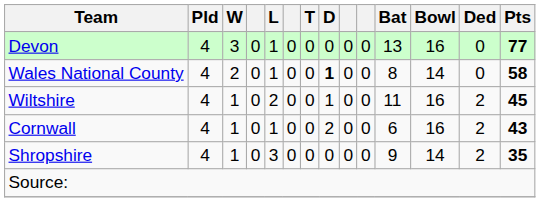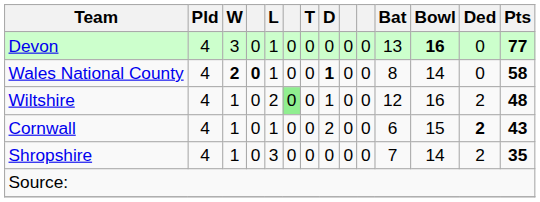(435, 45) normal -> (435, 45) bold
(235, 73) normal -> (235, 73) bold
(256, 73) normal -> (256, 73) bold
(292, 100) no background -> (292, 100) lightgreen background
(393, 100) 11 -> (393, 100) 12
(518, 100) 45 -> (518, 100) 48
(435, 127) 16 -> (435, 127) 15
(480, 127) normal -> (480, 127) bold
(393, 155) 9 -> (393, 155) 7
